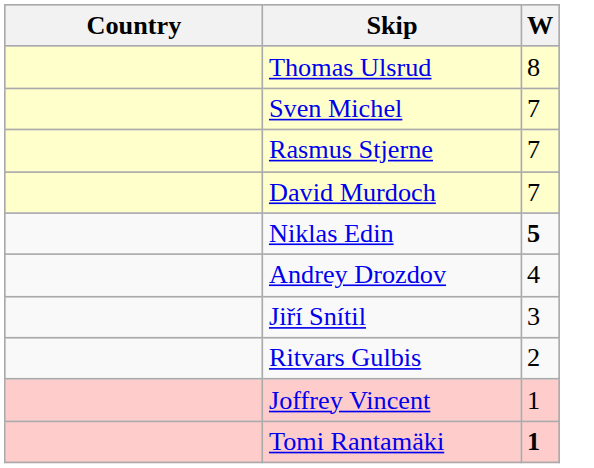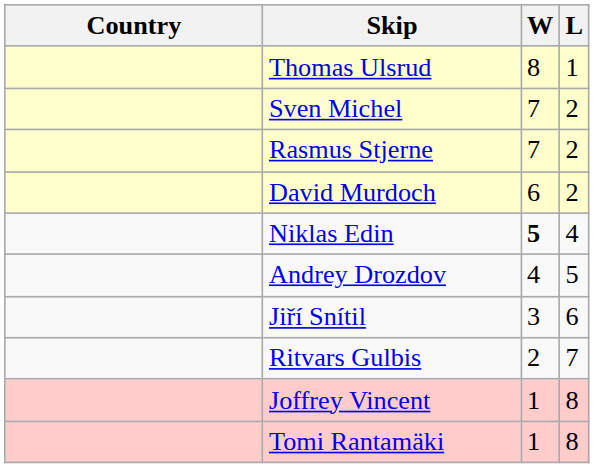+ column: (574, 25)
(534, 191) 7 -> (534, 191) 6
(534, 441) bold -> (534, 441) normal
